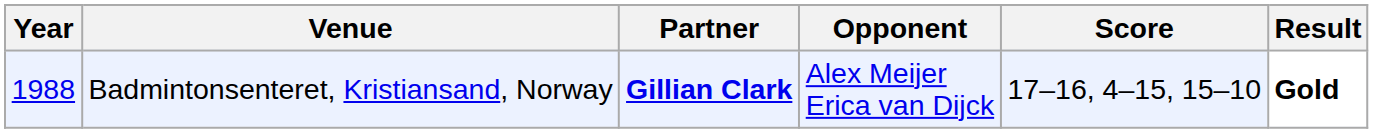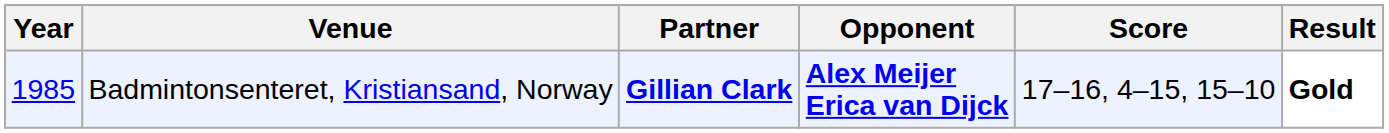(43, 89) 1988 -> (43, 89) 1985
(900, 89) normal -> (907, 89) bold
